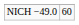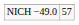(67, 12) 60 -> (67, 12) 57
